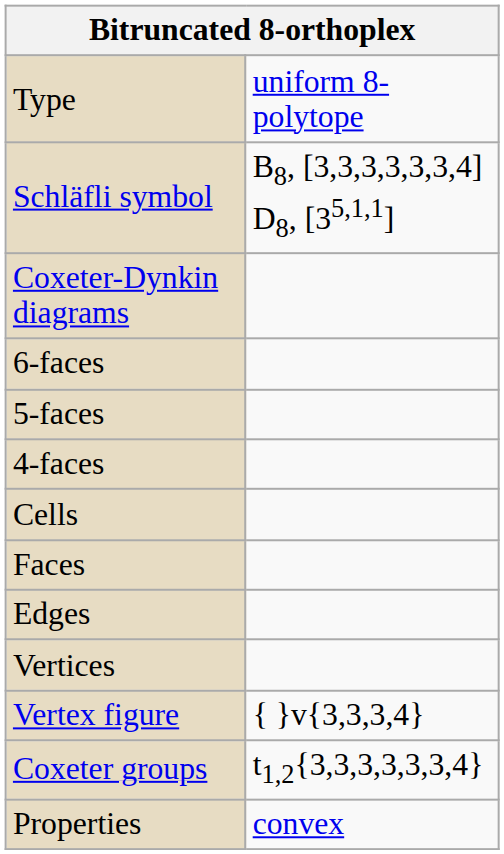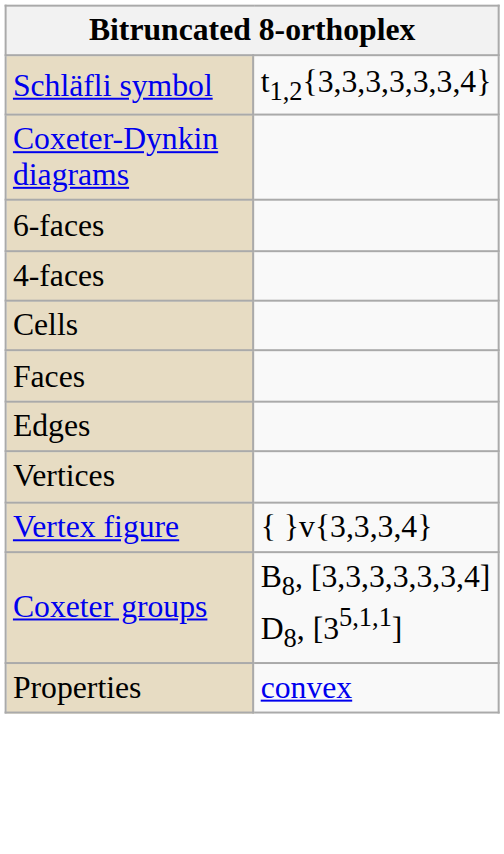- row: (44, 98)
(368, 196) B8, [3,3,3,3,3,3,4] D8, [35,1,1] -> (376, 84) t1,2{3,3,3,3,3,3,4}
- row: (59, 413)
(368, 769) t1,2{3,3,3,3,3,3,4} -> (376, 607) B8, [3,3,3,3,3,3,4] D8, [35,1,1]
